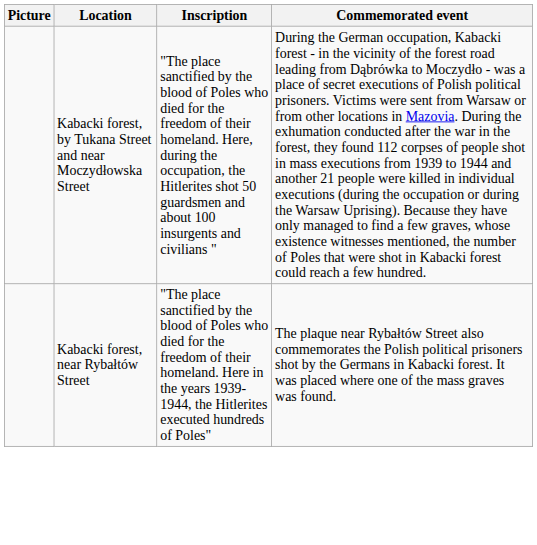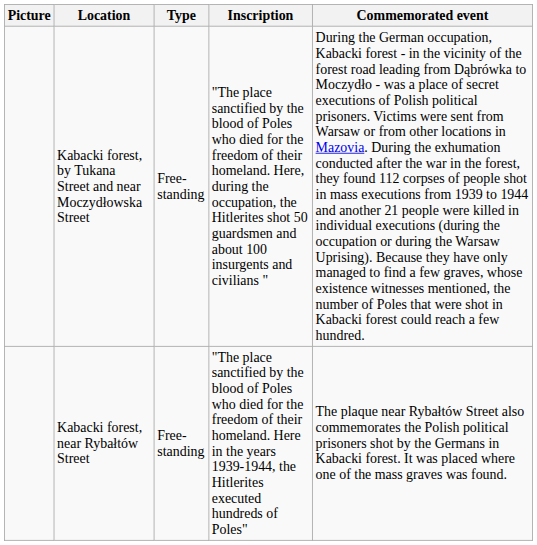+ column: (181, 15)
